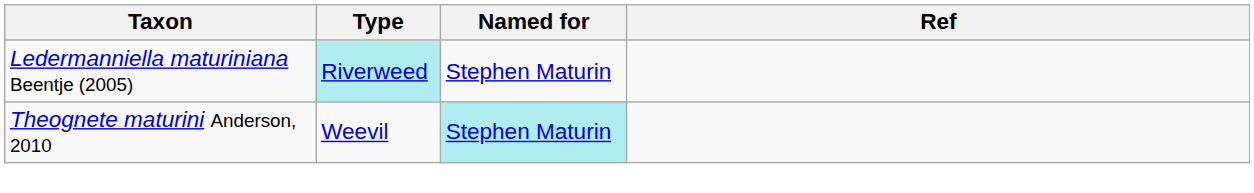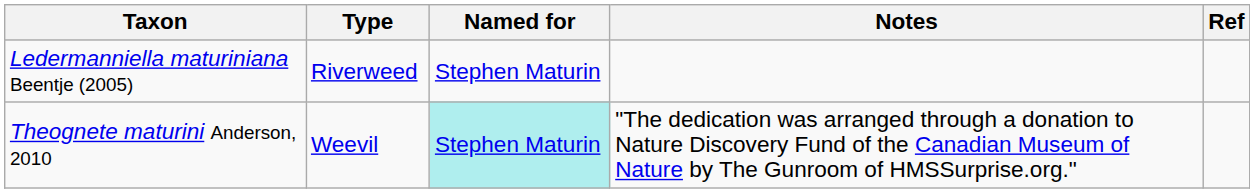+ column: (906, 22)
(374, 70) paleturquoise background -> (364, 70) no background
